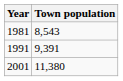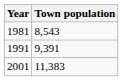(50, 66) 11,380 -> (50, 66) 11,383
